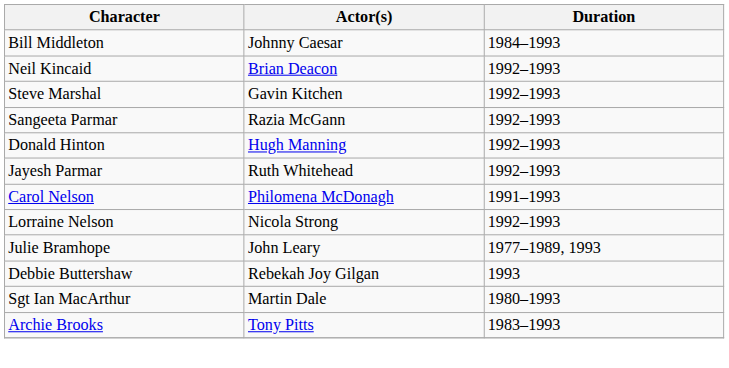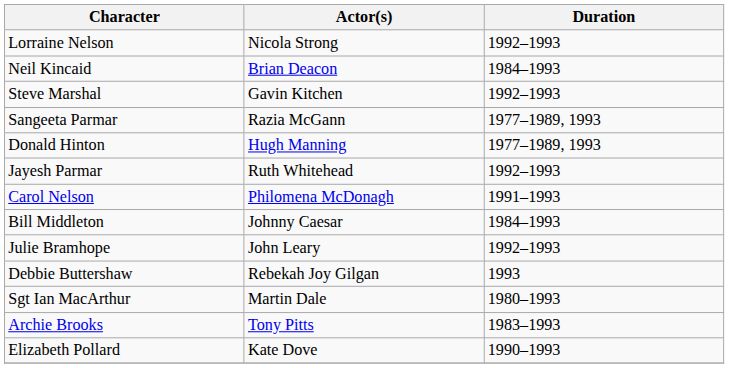rows swapped: (56, 42) <-> (61, 222)
(524, 68) 1992–1993 -> (524, 68) 1984–1993
(524, 119) 1992–1993 -> (544, 119) 1977–1989, 1993
(524, 145) 1992–1993 -> (544, 145) 1977–1989, 1993
(544, 247) 1977–1989, 1993 -> (524, 247) 1992–1993
+ row: (64, 350)
